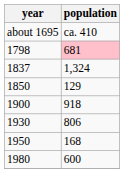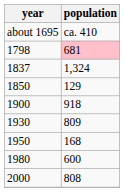(72, 123) 806 -> (72, 123) 809
+ row: (19, 178)
